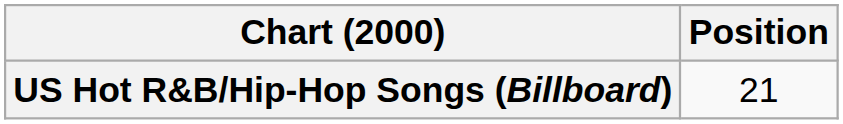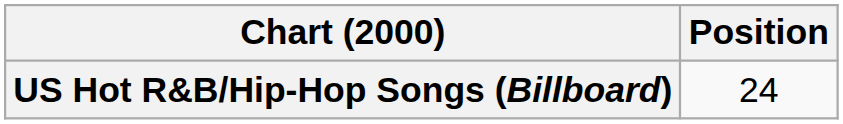(759, 88) 21 -> (759, 88) 24
